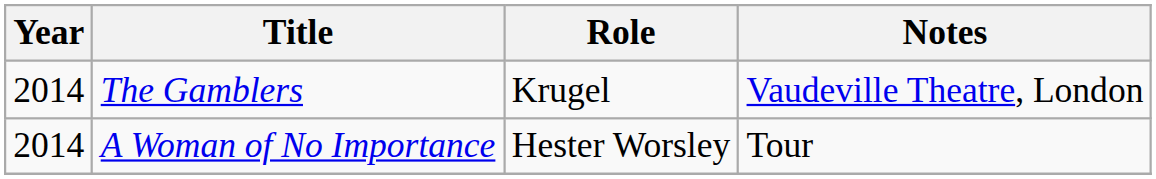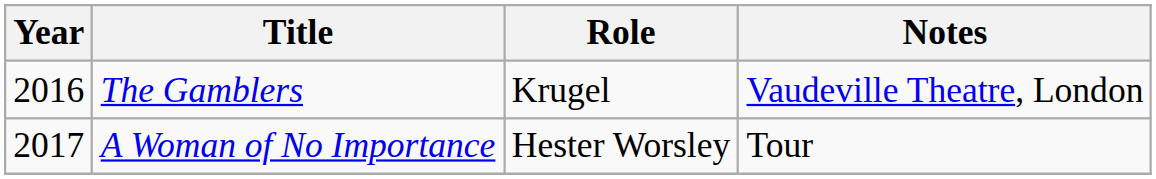(49, 88) 2014 -> (49, 88) 2016
(49, 145) 2014 -> (49, 145) 2017
